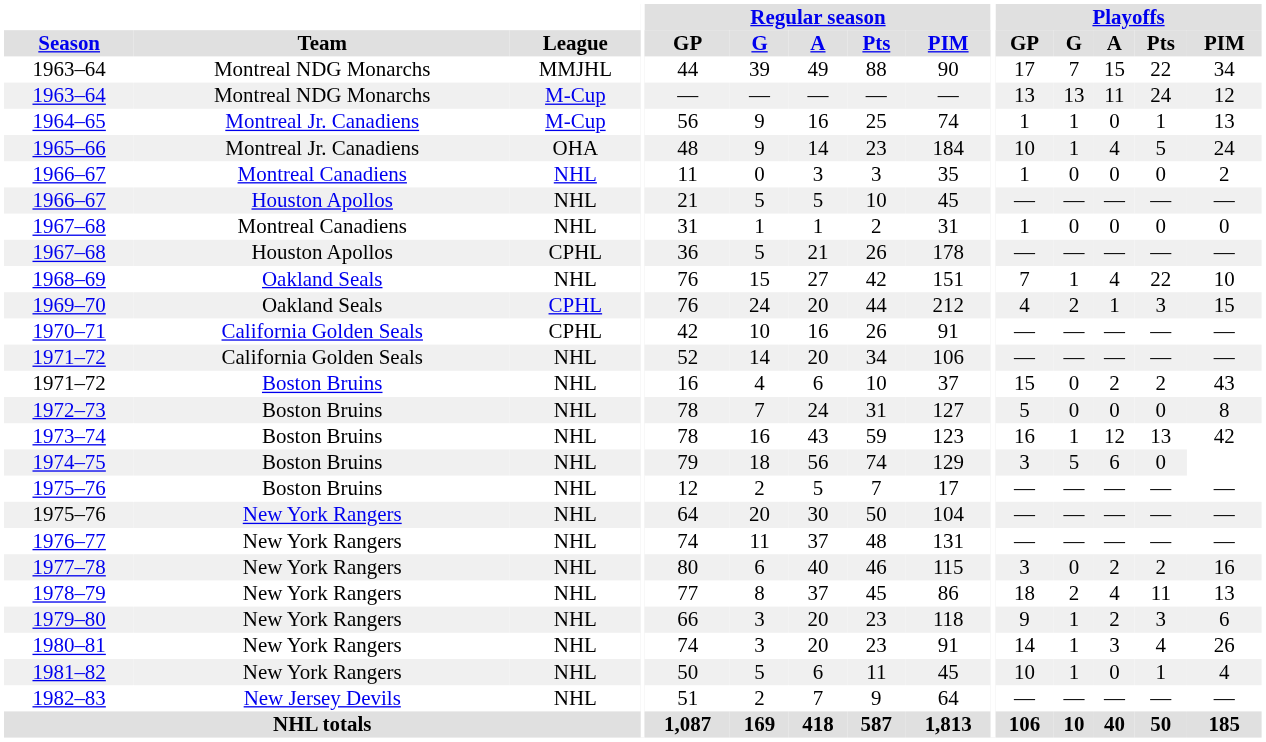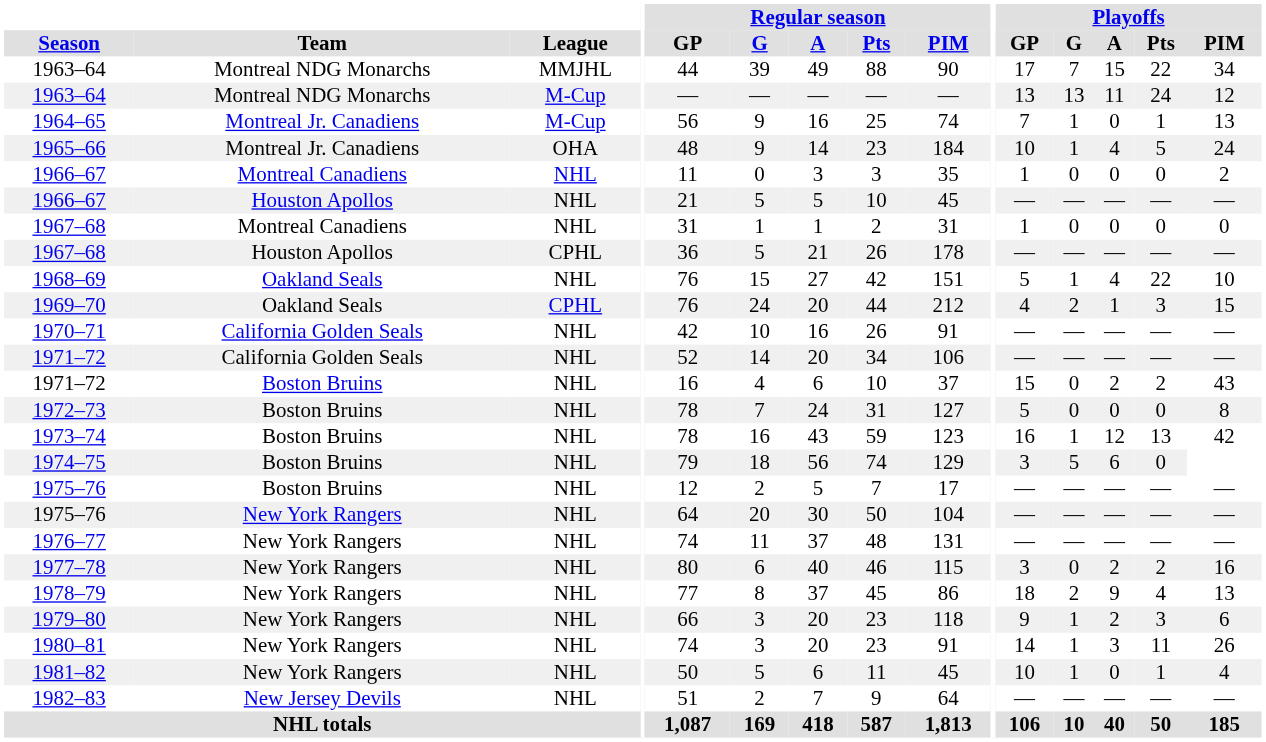(1025, 121) 1 -> (1025, 121) 7
(1025, 278) 7 -> (1025, 278) 5
(575, 331) CPHL -> (575, 331) NHL
(1114, 593) 4 -> (1114, 593) 9
(1161, 593) 11 -> (1161, 593) 4
(1161, 645) 4 -> (1161, 645) 11
